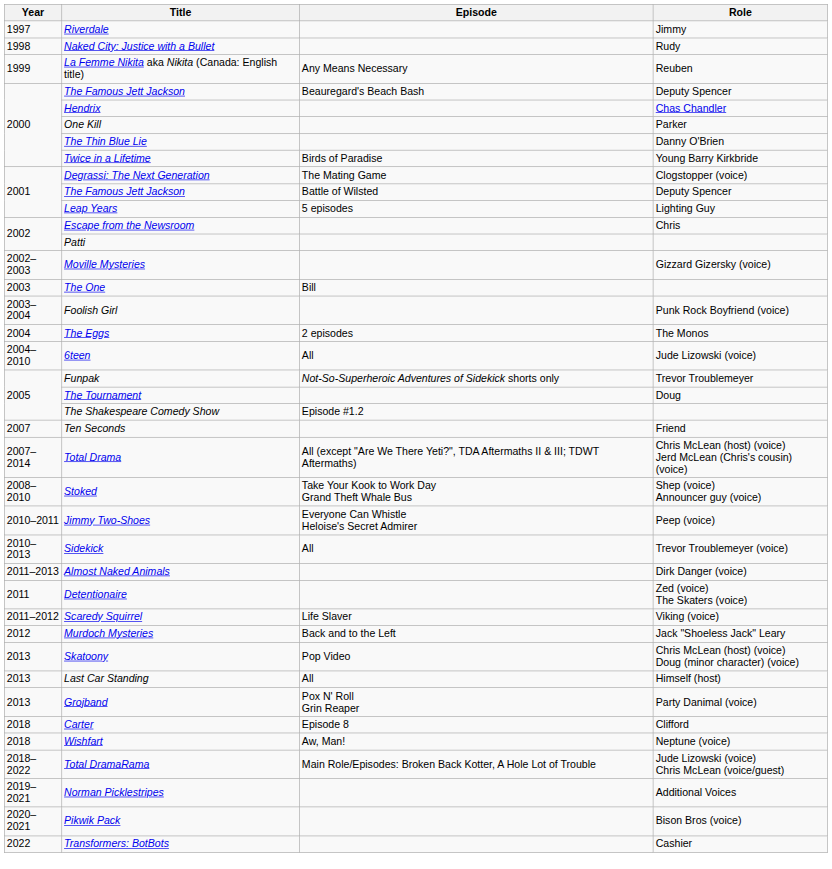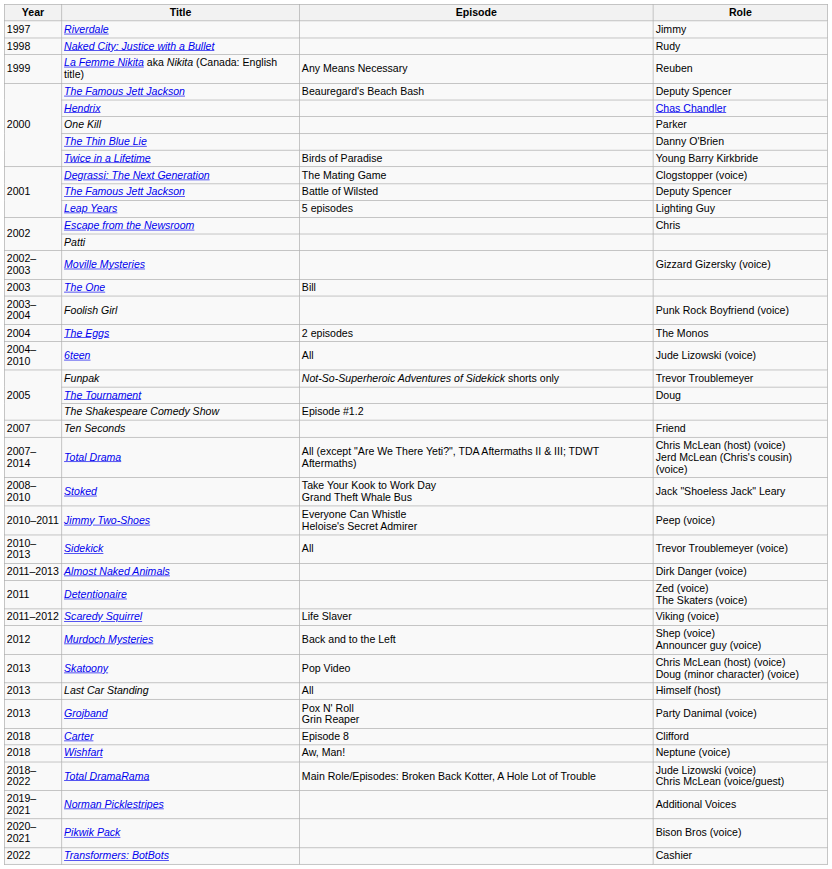(709, 492) Shep (voice) Announcer guy (voice) -> (721, 492) Jack "Shoeless Jack" Leary
(721, 634) Jack "Shoeless Jack" Leary -> (709, 640) Shep (voice) Announcer guy (voice)
